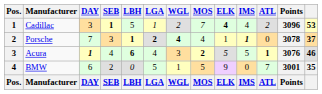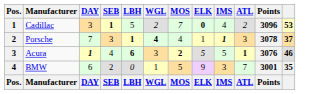- column: (155, 11)
(226, 25) 4 -> (203, 25) 0
(267, 39) 0 -> (245, 39) 3
(247, 67) 0 -> (224, 67) 3
